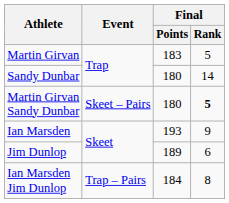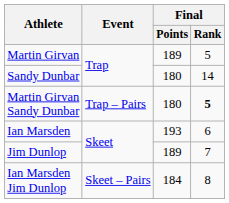(172, 55) 183 -> (172, 55) 189
(118, 104) Skeet – Pairs -> (116, 104) Trap – Pairs
(208, 132) 9 -> (208, 132) 6
(208, 152) 6 -> (208, 152) 7
(116, 180) Trap – Pairs -> (118, 180) Skeet – Pairs
